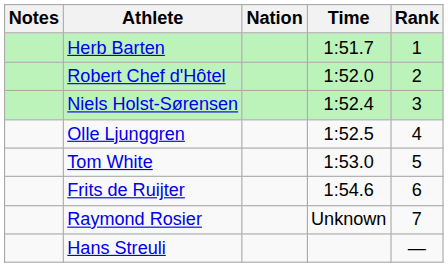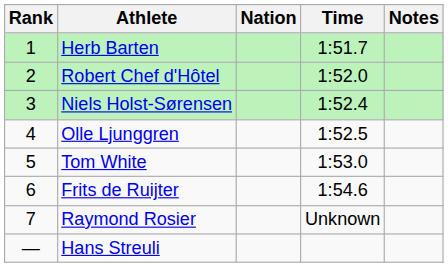columns swapped: (417, 18) <-> (34, 18)
